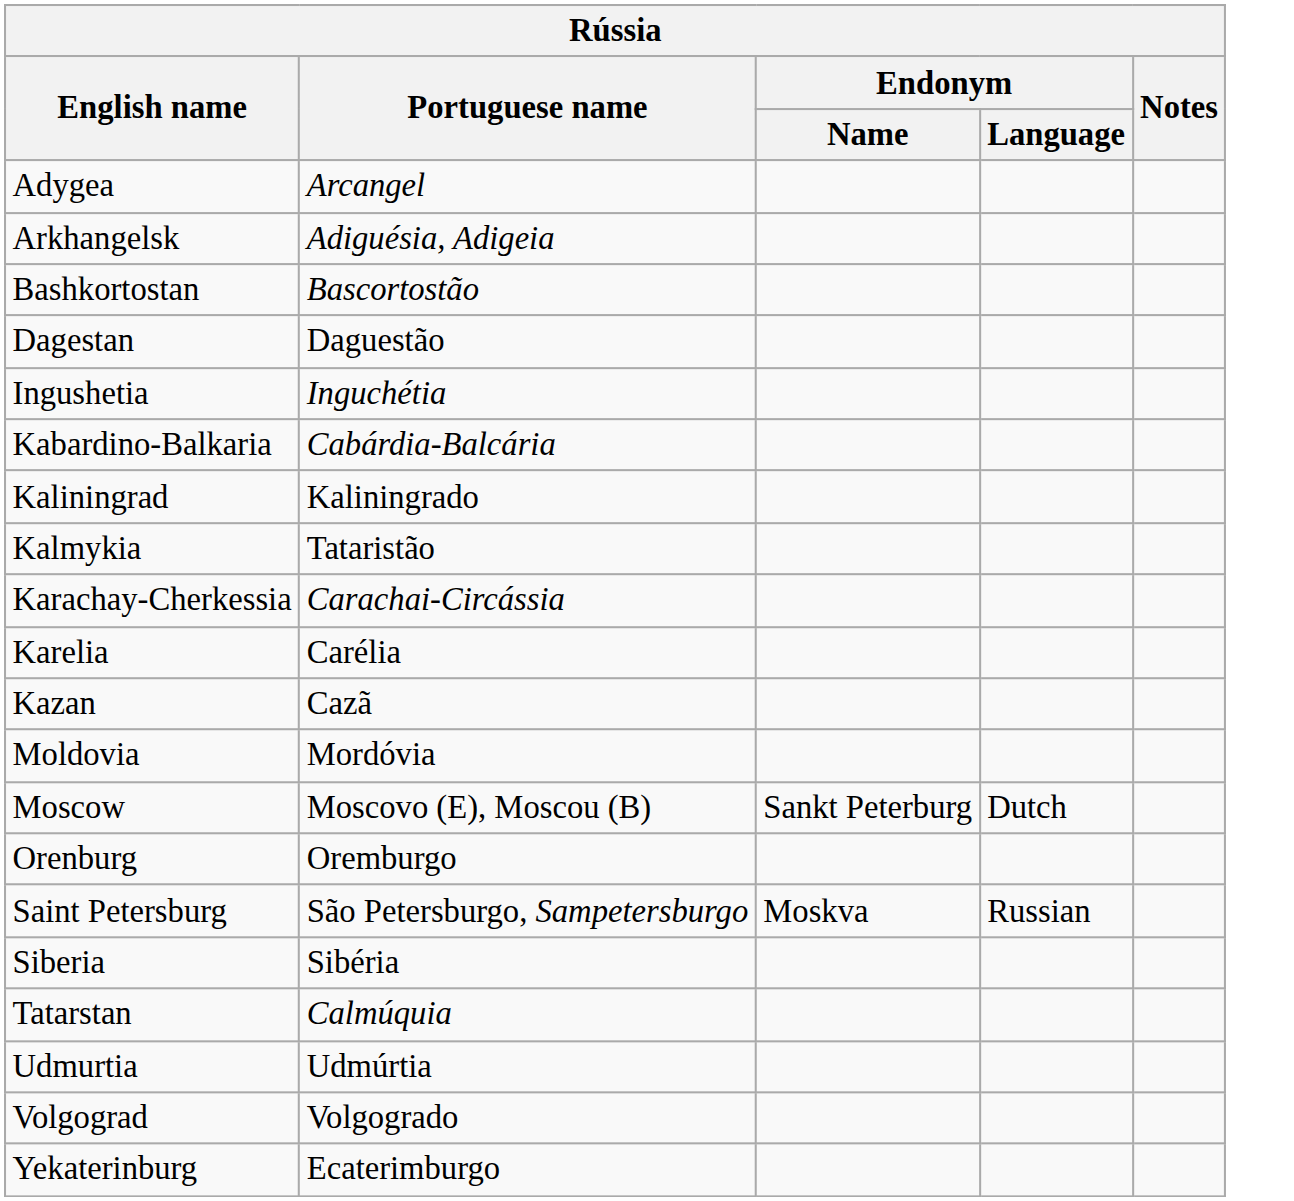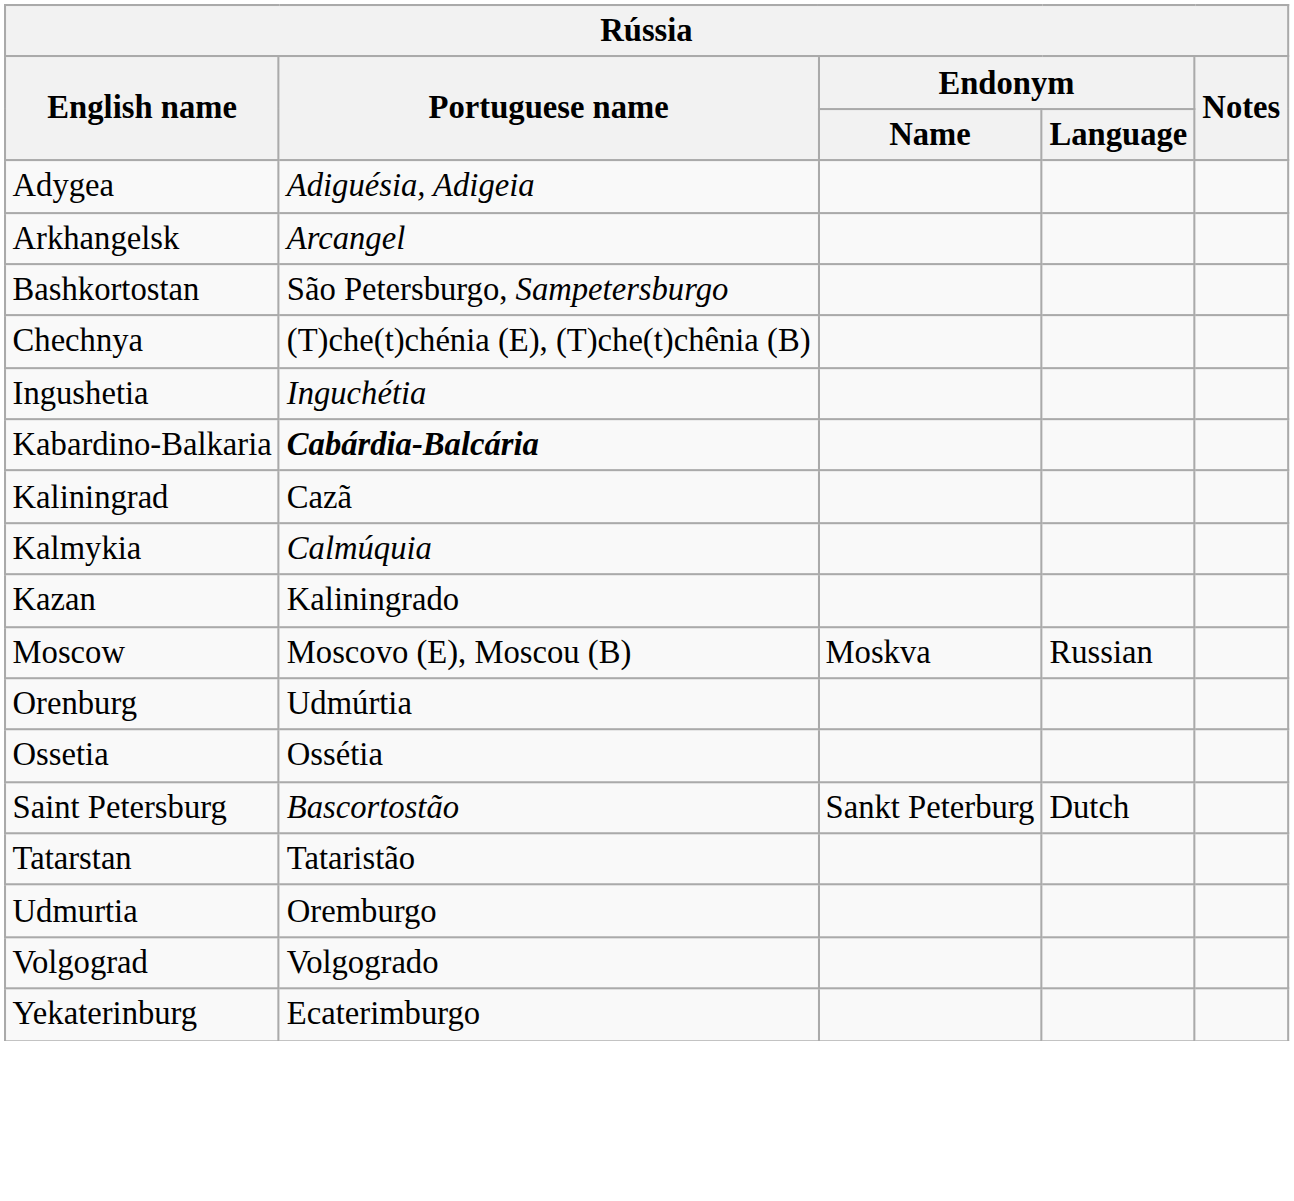(366, 185) Arcangel -> (411, 185) Adiguésia, Adigeia
(431, 237) Adiguésia, Adigeia -> (346, 237) Arcangel
(393, 289) Bascortostão -> (508, 289) São Petersburgo, Sampetersburgo
+ row: (78, 340)
- row: (73, 340)
(431, 444) normal -> (413, 444) bold
(393, 496) Kaliningrado -> (319, 496) Cazã
(371, 548) Tataristão -> (359, 548) Calmúquia
- row: (152, 599)
- row: (61, 651)
(339, 703) Cazã -> (373, 599) Kaliningrado
- row: (76, 755)
(868, 806) Sankt Peterburg -> (878, 651) Moskva
(1027, 806) Dutch -> (1101, 651) Russian
(382, 858) Oremburgo -> (349, 703) Udmúrtia
+ row: (61, 755)
(527, 910) São Petersburgo, Sampetersburgo -> (373, 806) Bascortostão
(816, 910) Moskva -> (930, 806) Sankt Peterburg
(1039, 910) Russian -> (1089, 806) Dutch
- row: (59, 962)
(379, 1013) Calmúquia -> (351, 858) Tataristão
(369, 1065) Udmúrtia -> (362, 910) Oremburgo
